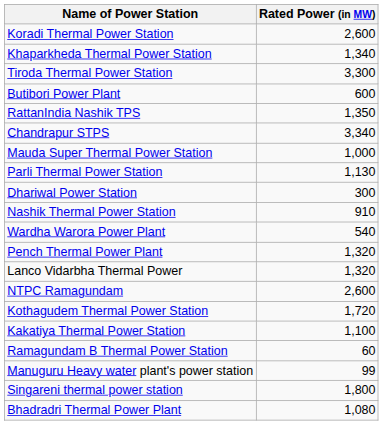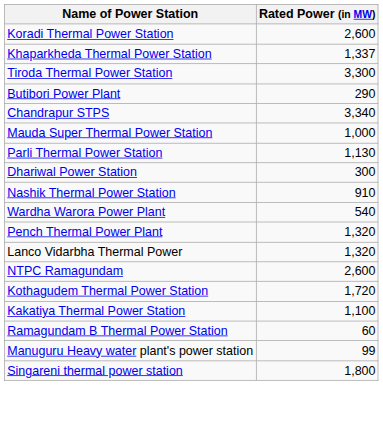(360, 53) 1,340 -> (360, 53) 1,337
(365, 93) 600 -> (365, 93) 290
- row: (74, 113)
- row: (94, 410)
